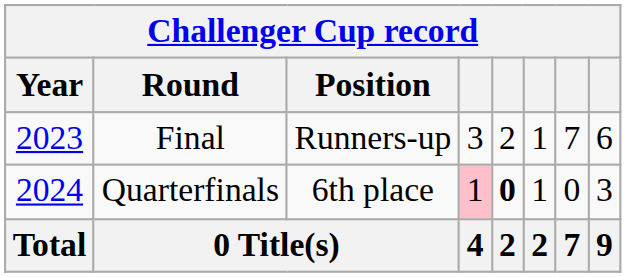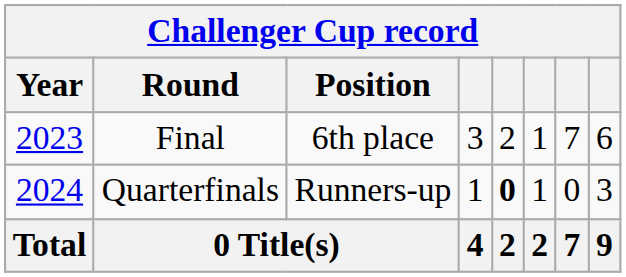(373, 137) Runners-up -> (373, 137) 6th place
(373, 191) 6th place -> (373, 191) Runners-up
(475, 191) pink background -> (475, 191) no background
